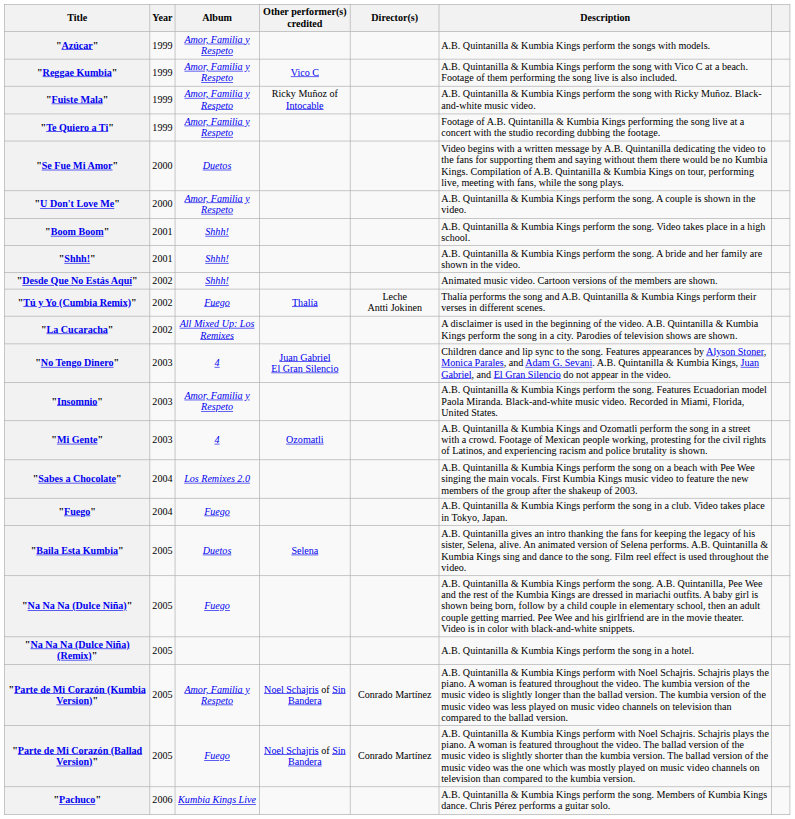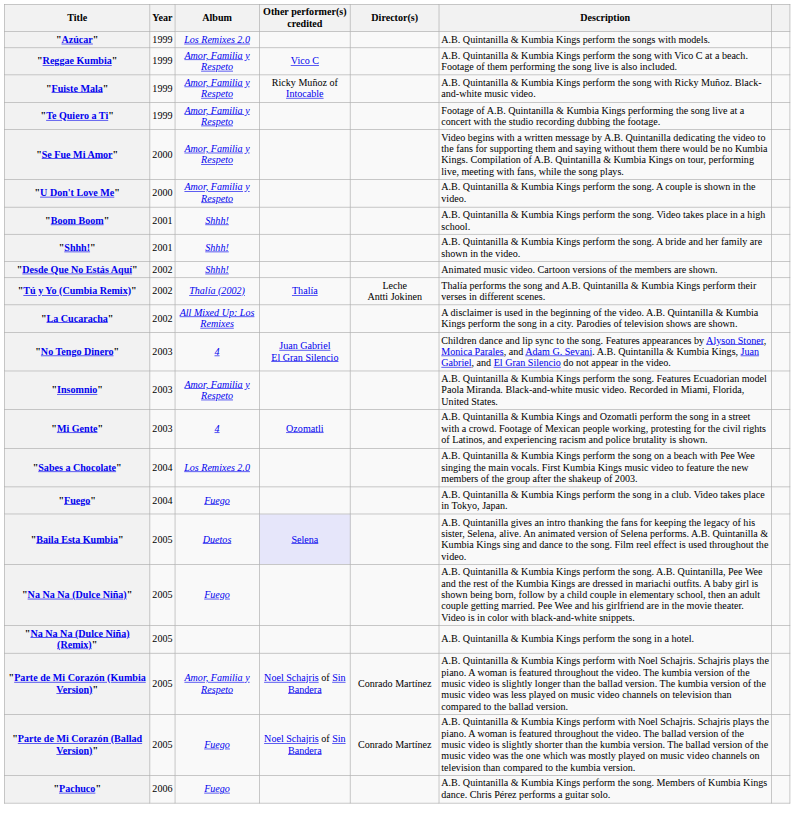(217, 45) Amor, Familia y Respeto -> (217, 39) Los Remixes 2.0
(217, 166) Duetos -> (217, 154) Amor, Familia y Respeto
(217, 302) Fuego -> (217, 291) Thalía (2002)
(305, 550) no background -> (305, 539) lavender background
(217, 800) Kumbia Kings Live -> (217, 789) Fuego
